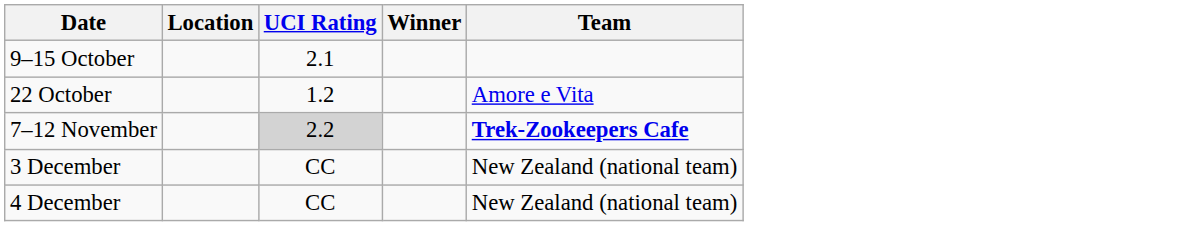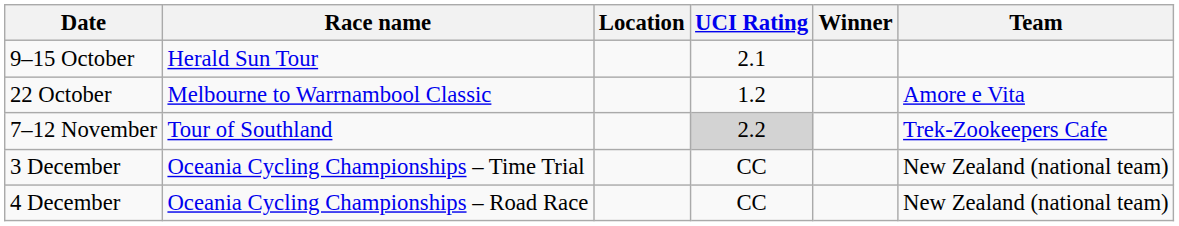+ column: (378, 22)
(580, 130) bold -> (1005, 130) normal
